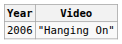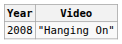(20, 30) 2006 -> (20, 30) 2008
